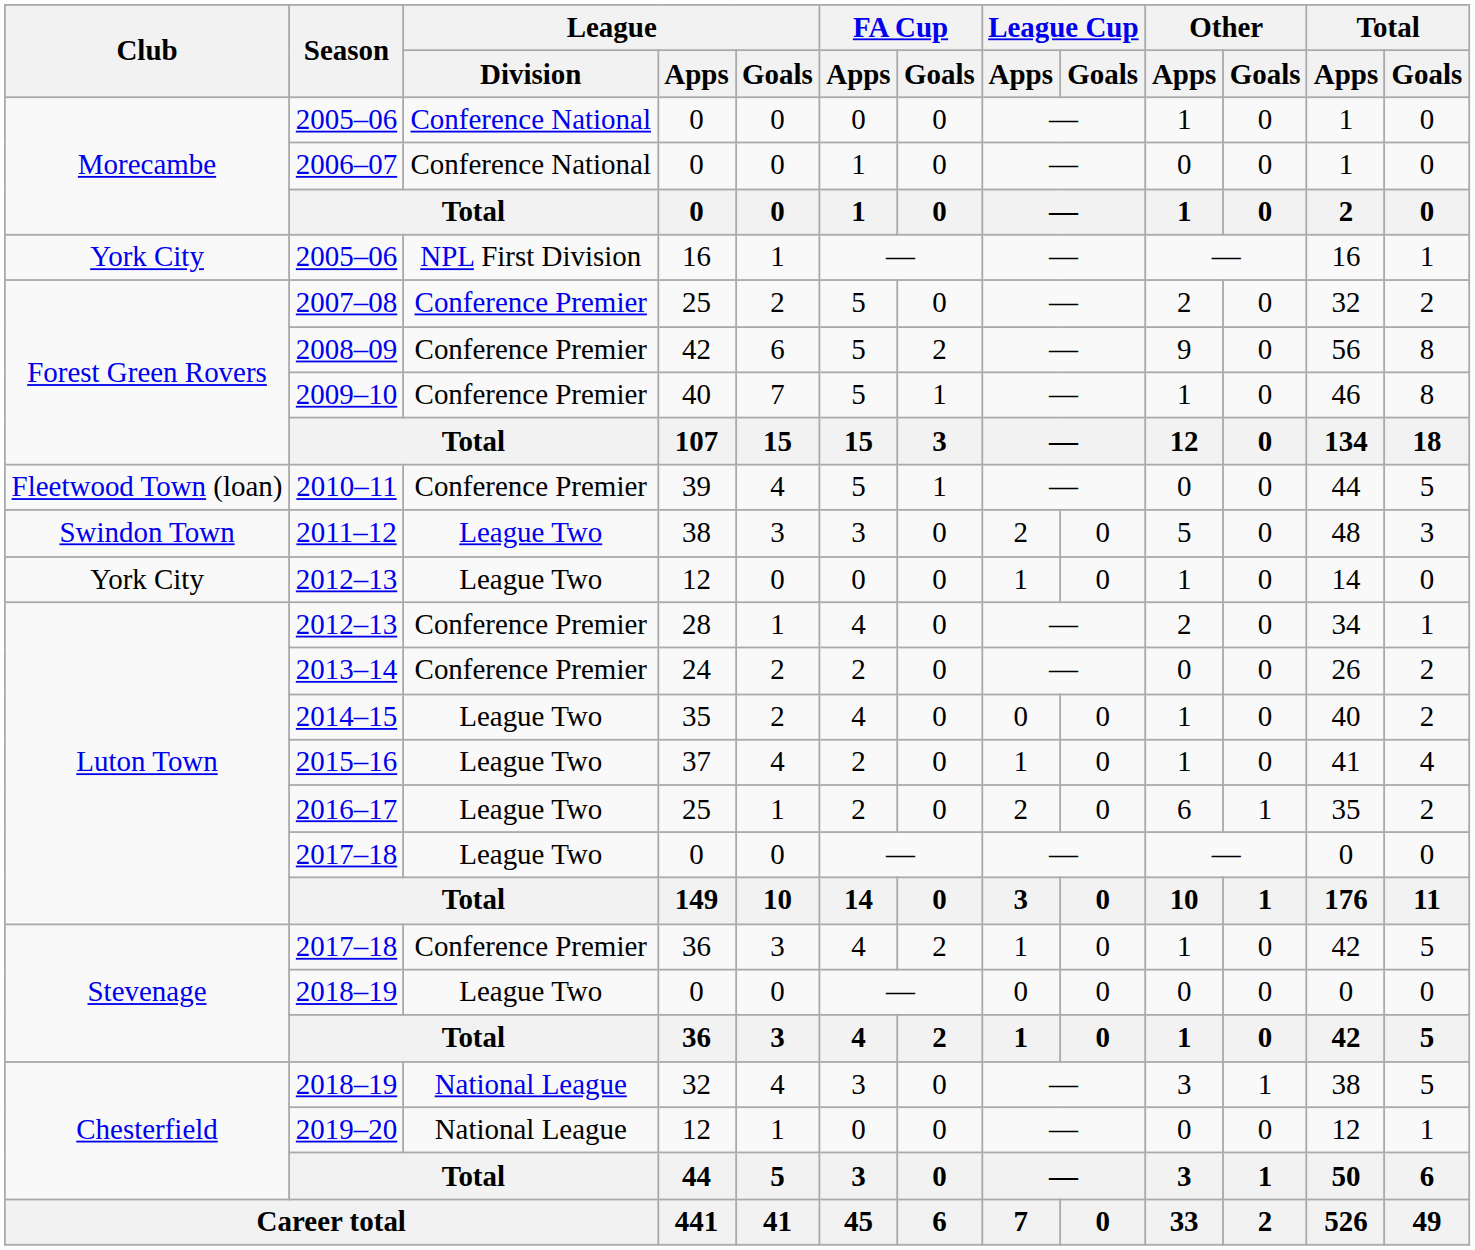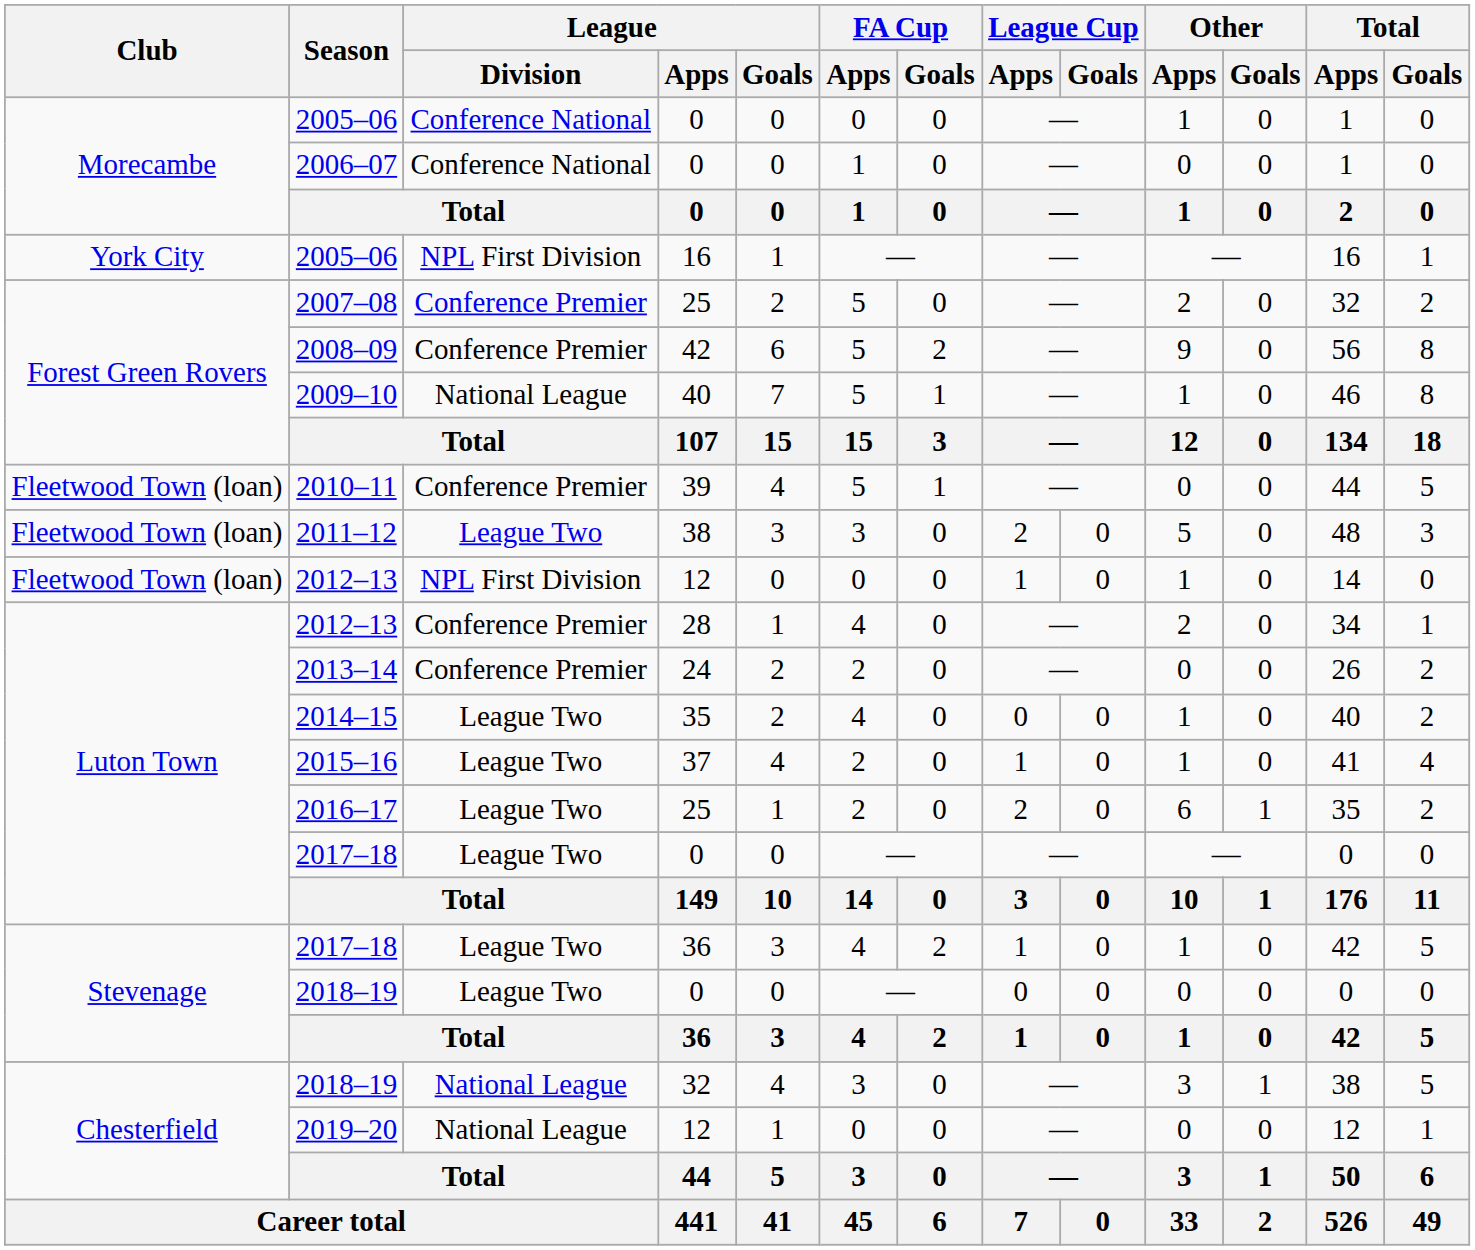(531, 394) Conference Premier -> (531, 394) National League
(147, 532) Swindon Town -> (147, 532) Fleetwood Town (loan)
(147, 578) York City -> (147, 578) Fleetwood Town (loan)
(531, 578) League Two -> (531, 578) NPL First Division
(531, 946) Conference Premier -> (531, 946) League Two
